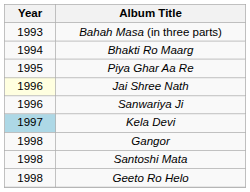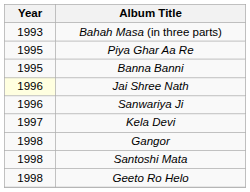- row: (151, 50)
+ row: (151, 68)
(30, 123) lightblue background -> (30, 123) no background
